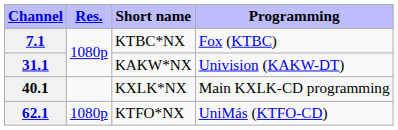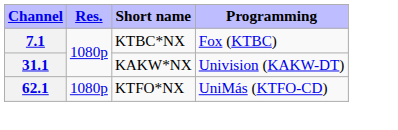- row: (35, 88)
